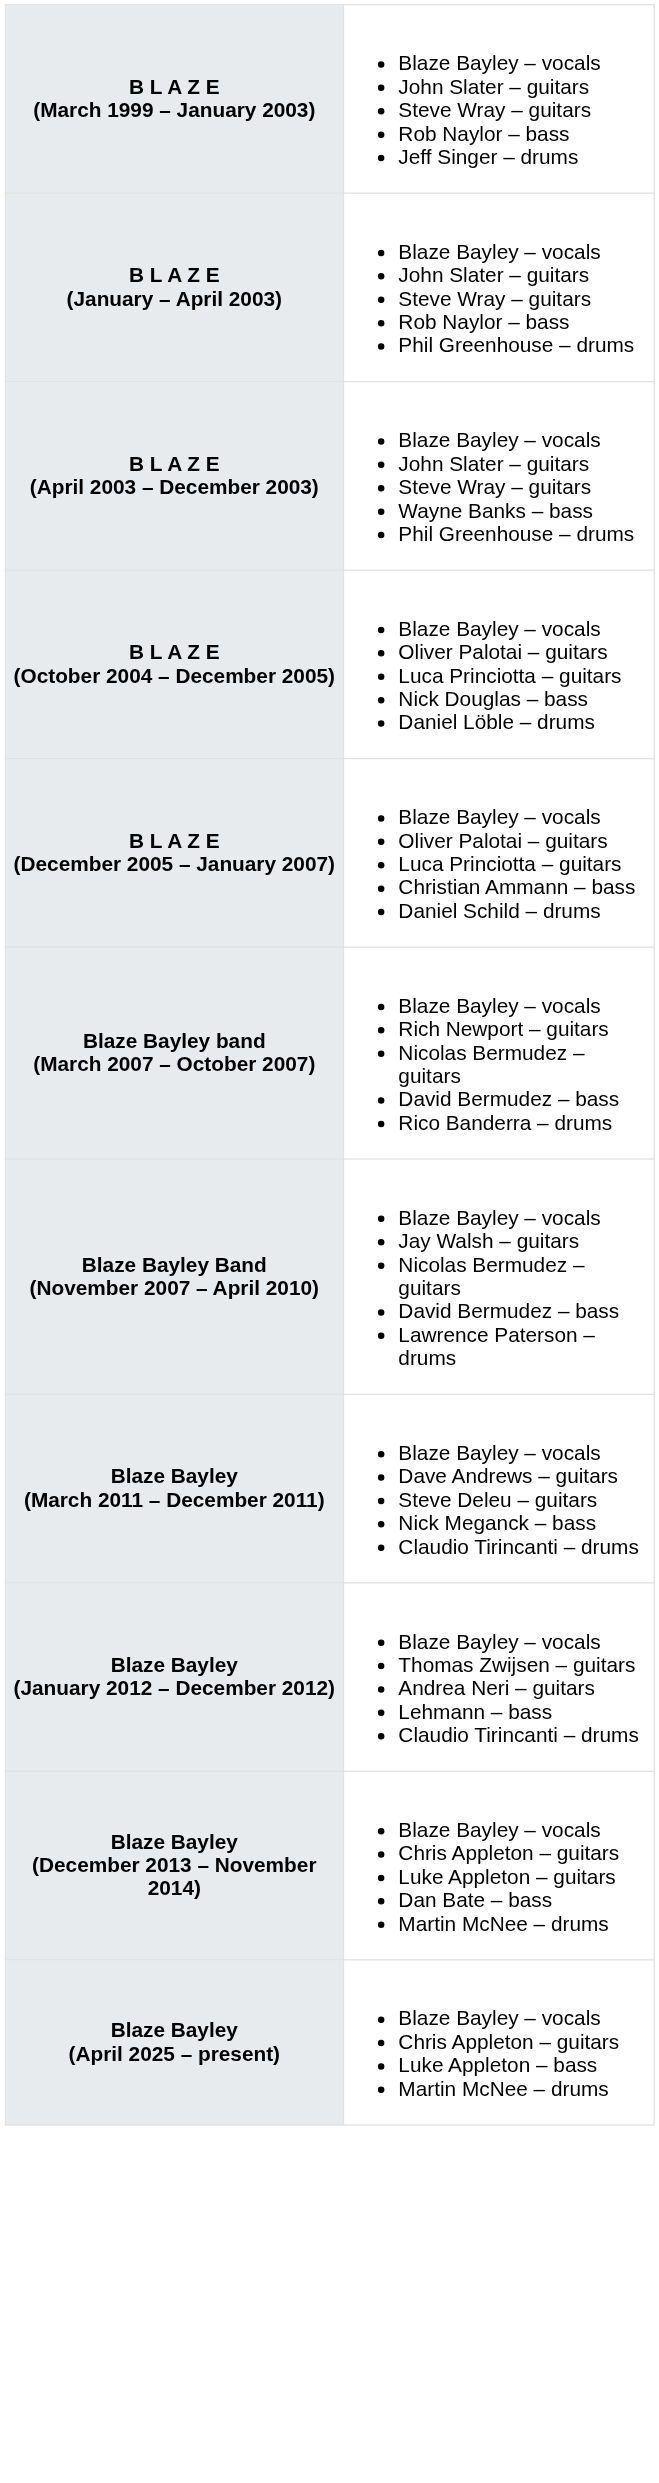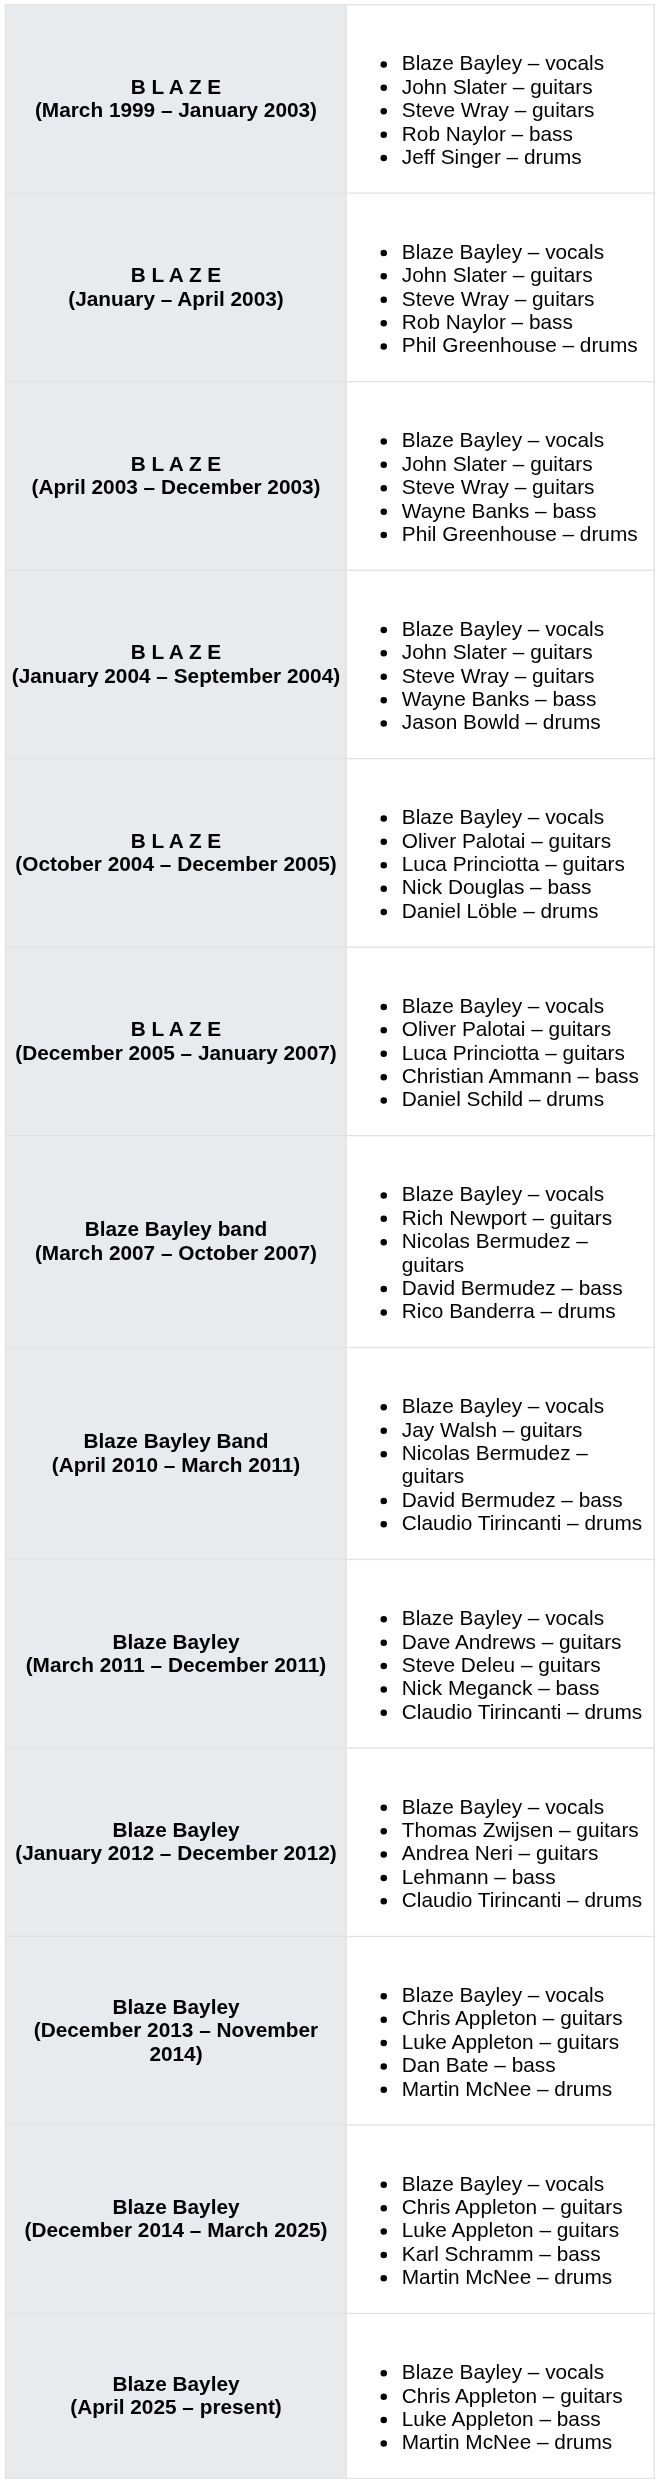+ row: (176, 664)
- row: (174, 1276)
+ row: (176, 1453)
+ row: (176, 2219)
